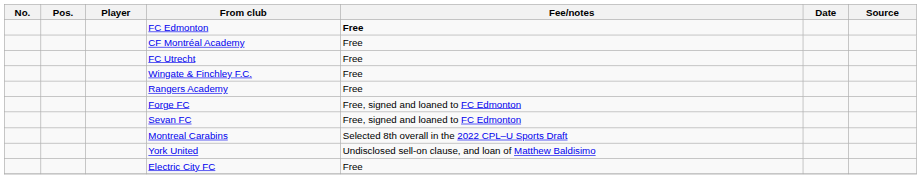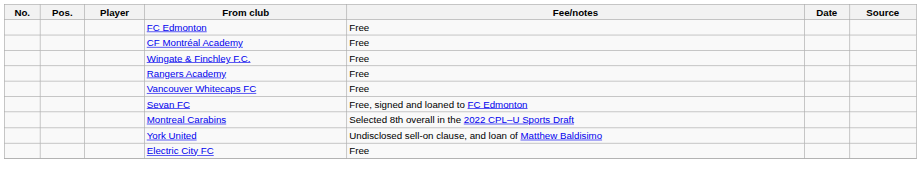(353, 28) bold -> (359, 28) normal
- row: (172, 58)
+ row: (201, 89)
- row: (169, 105)
